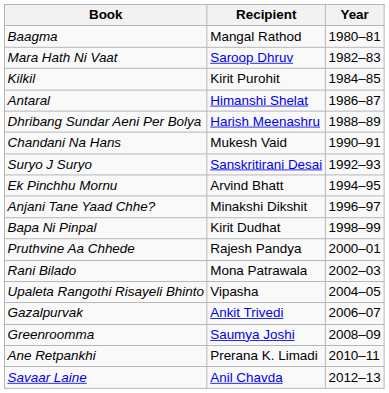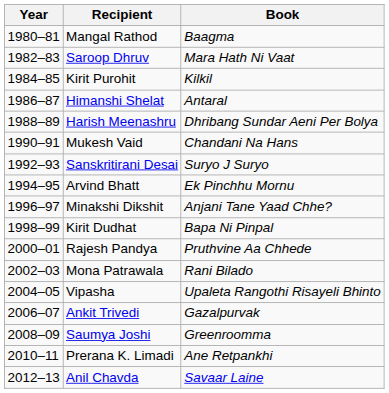columns swapped: (355, 15) <-> (106, 15)
